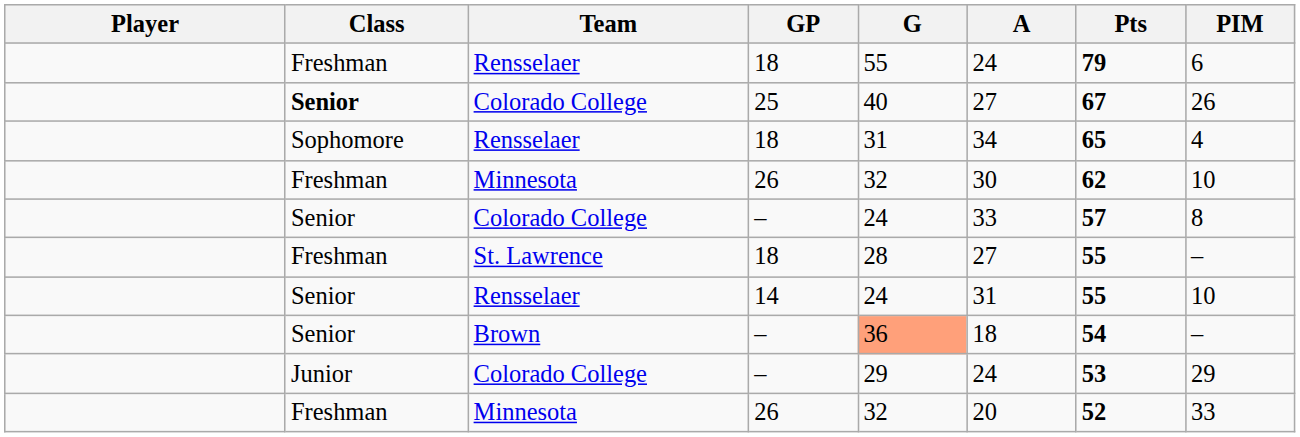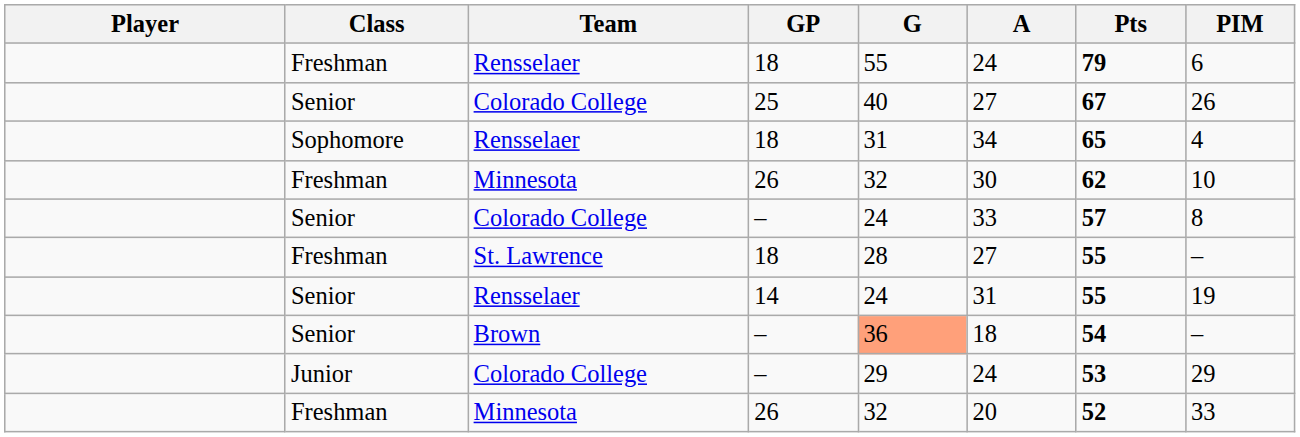(325, 101) bold -> (323, 101) normal
(1203, 295) 10 -> (1203, 295) 19
